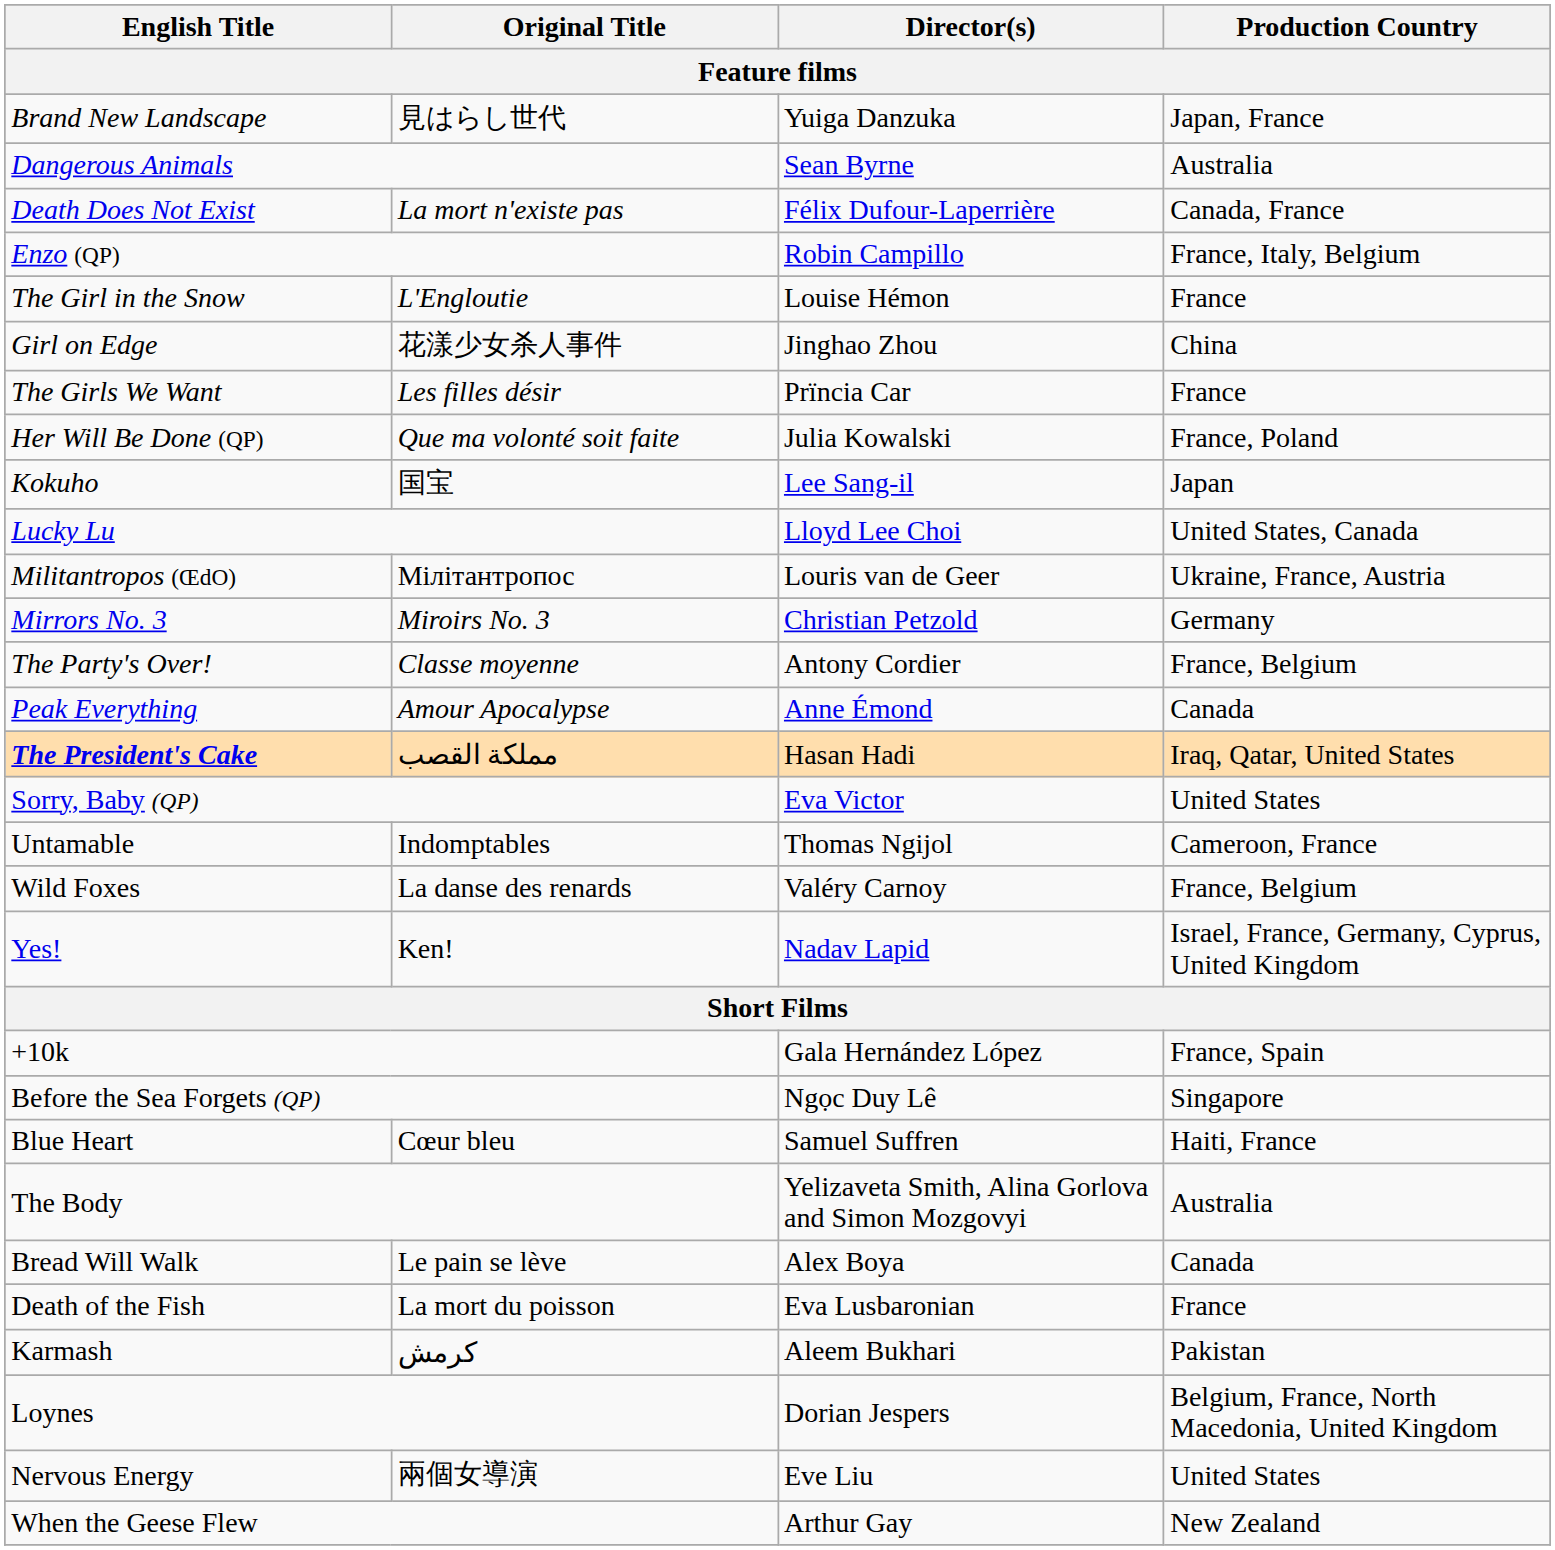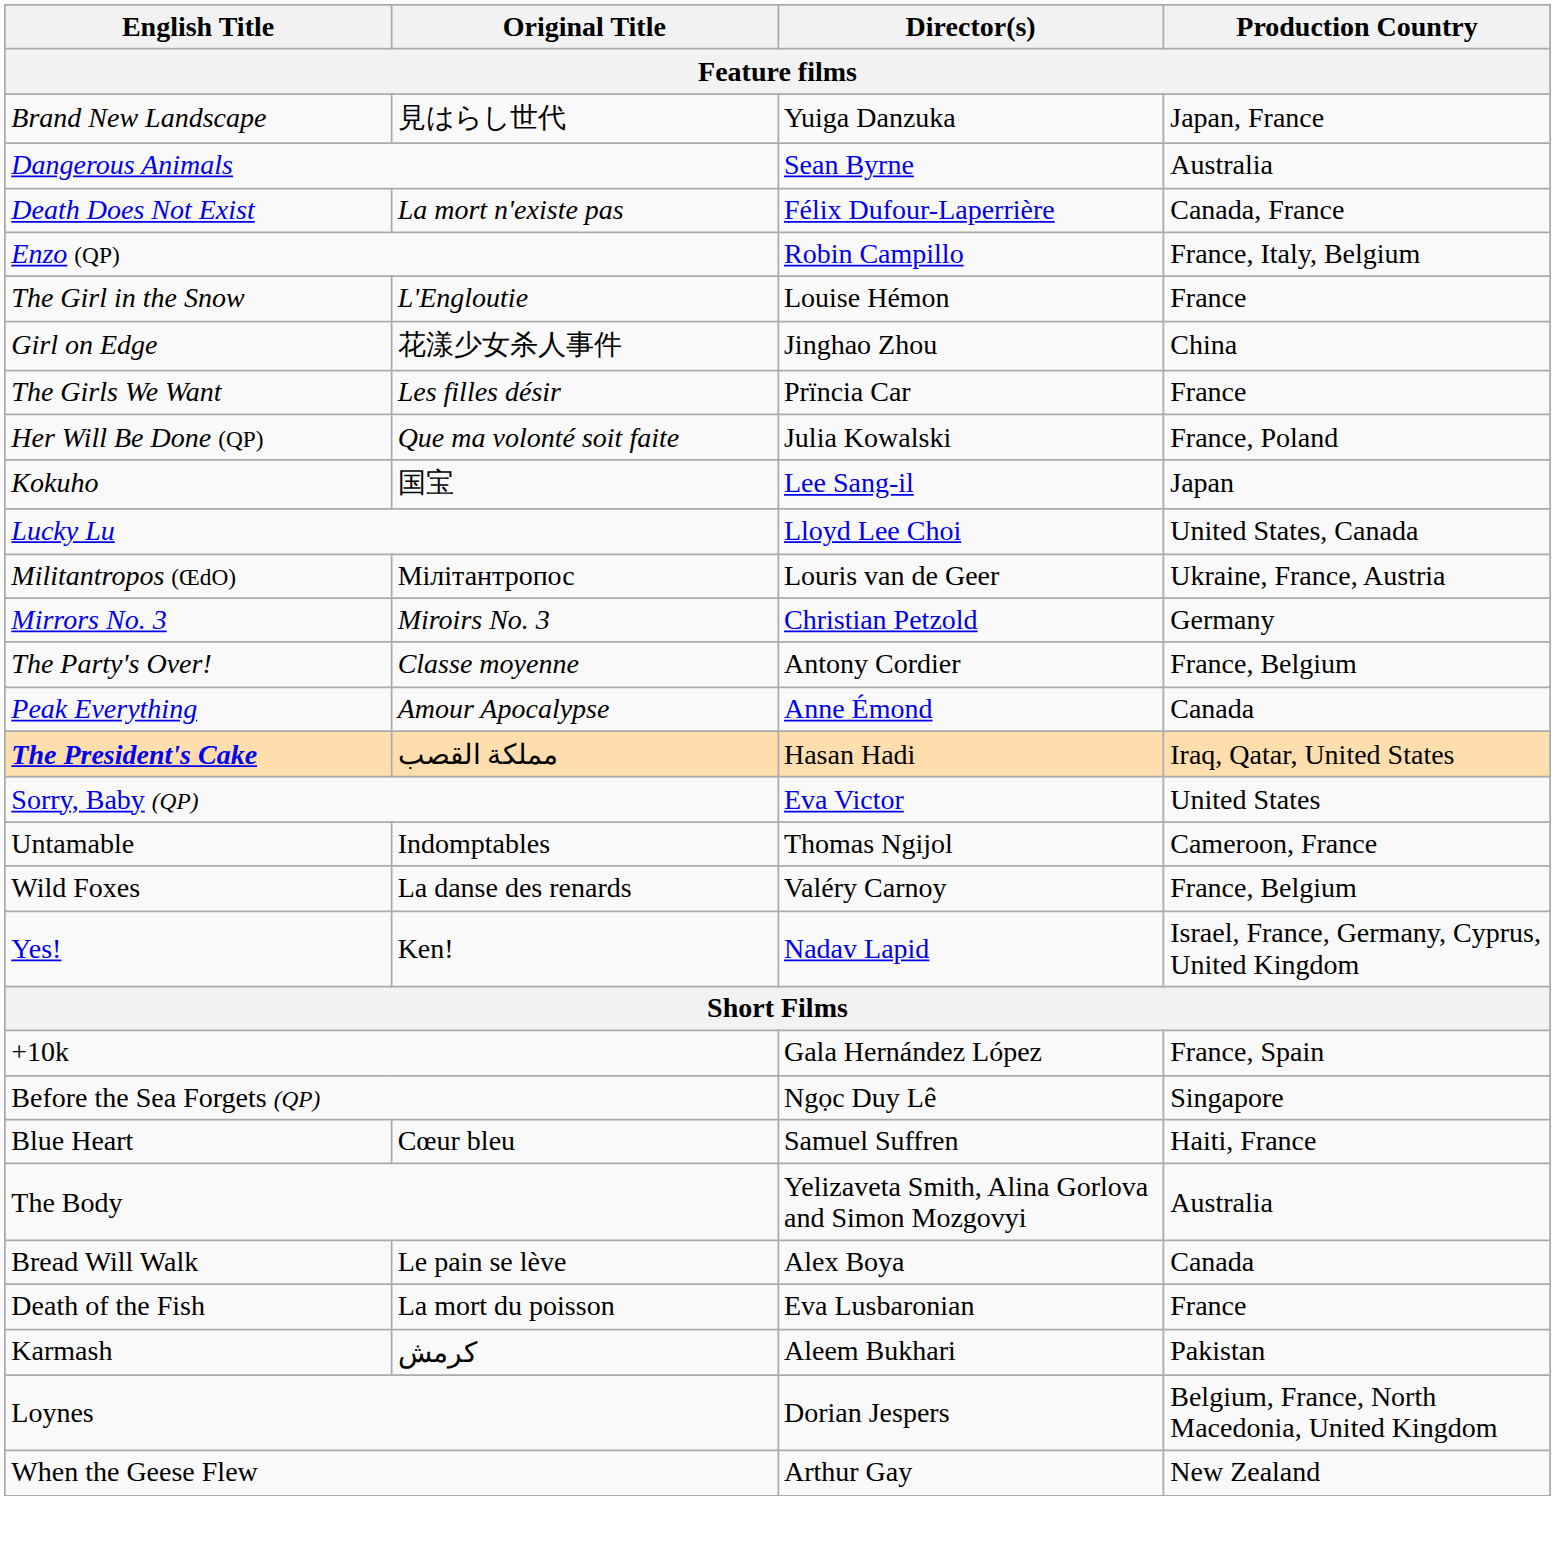- row: (102, 1475)
